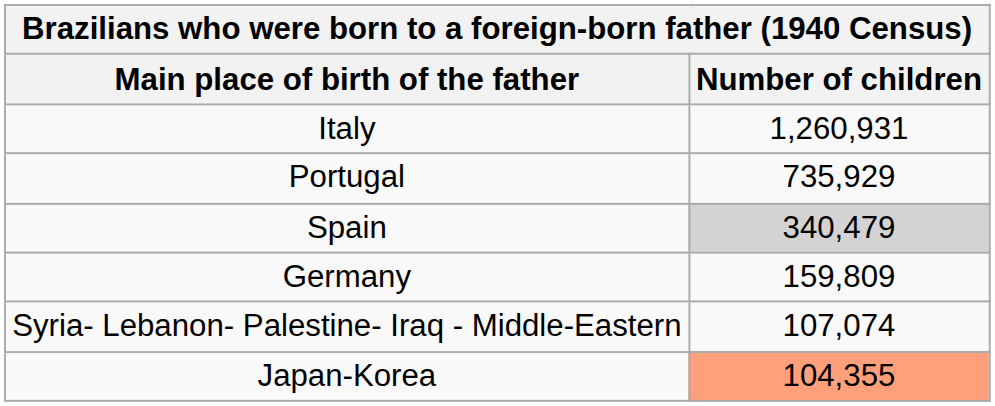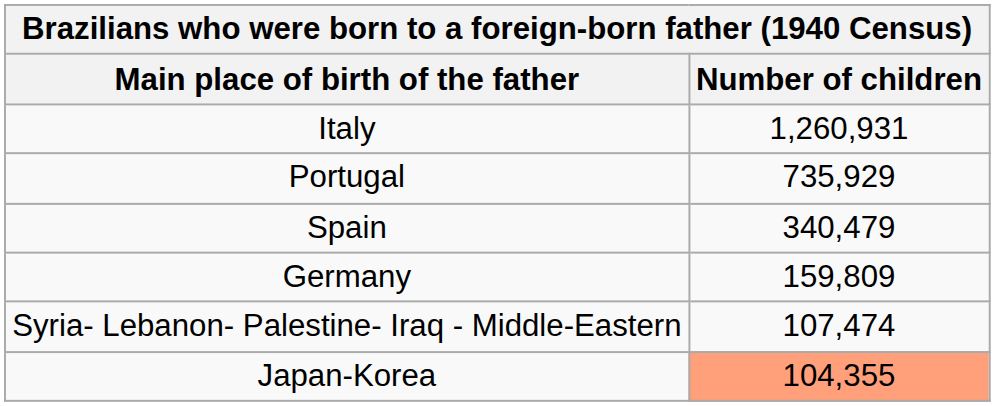(839, 227) lightgrey background -> (839, 227) no background
(839, 326) 107,074 -> (839, 326) 107,474
